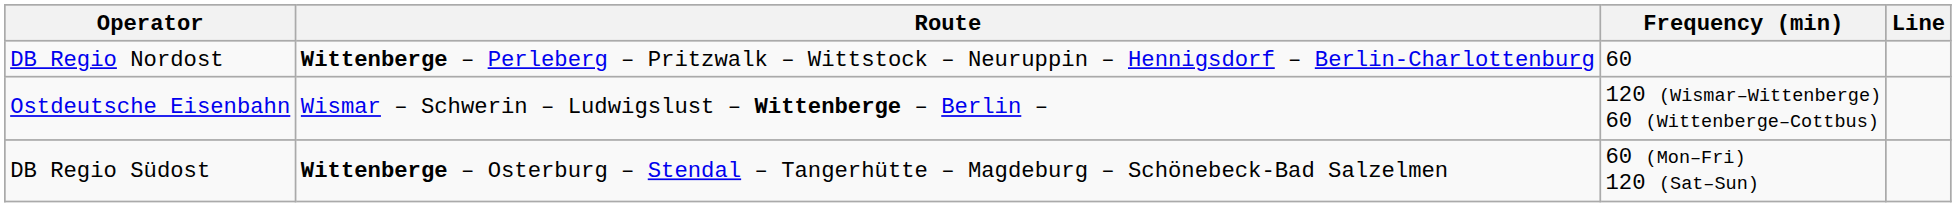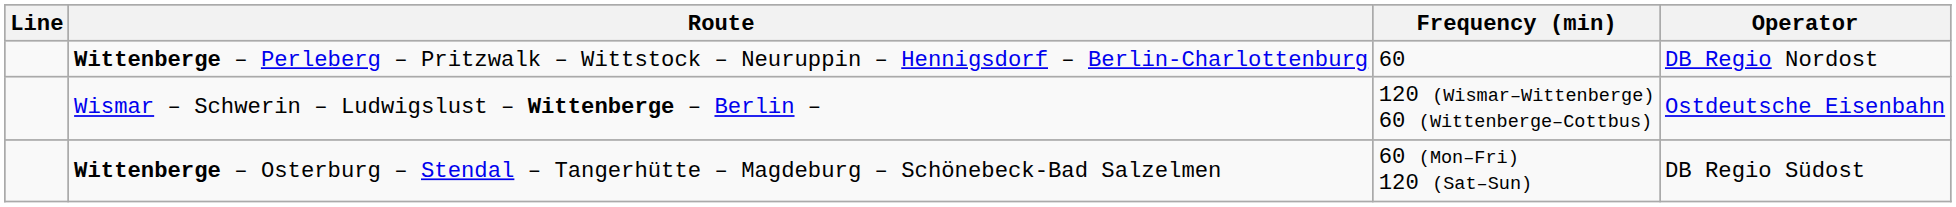columns swapped: (1918, 23) <-> (150, 23)
